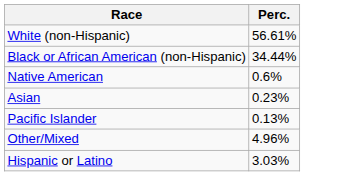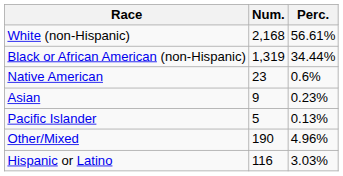+ column: (268, 14)
